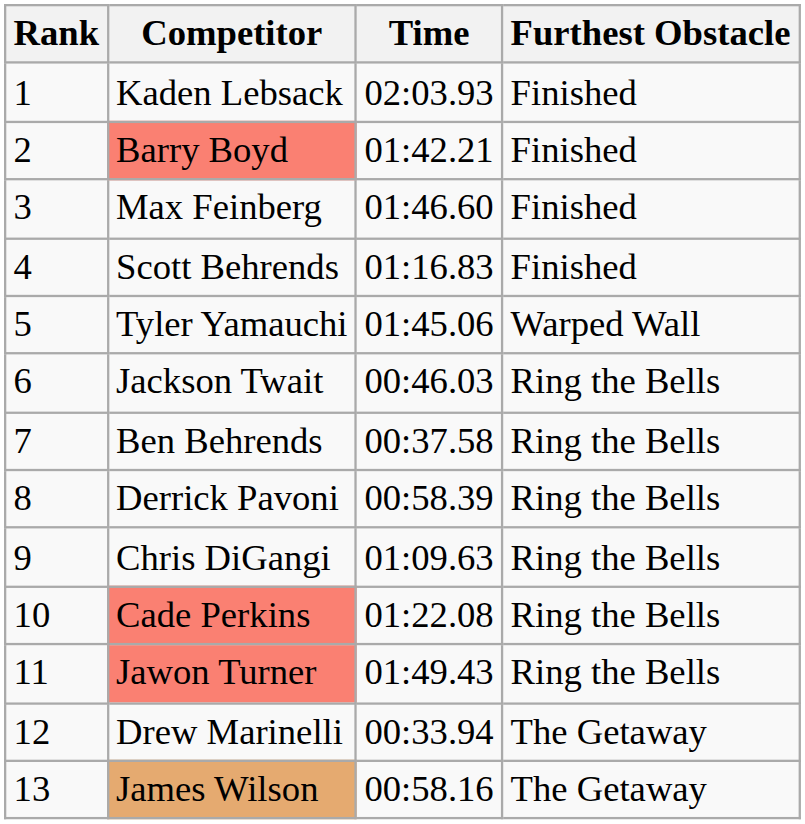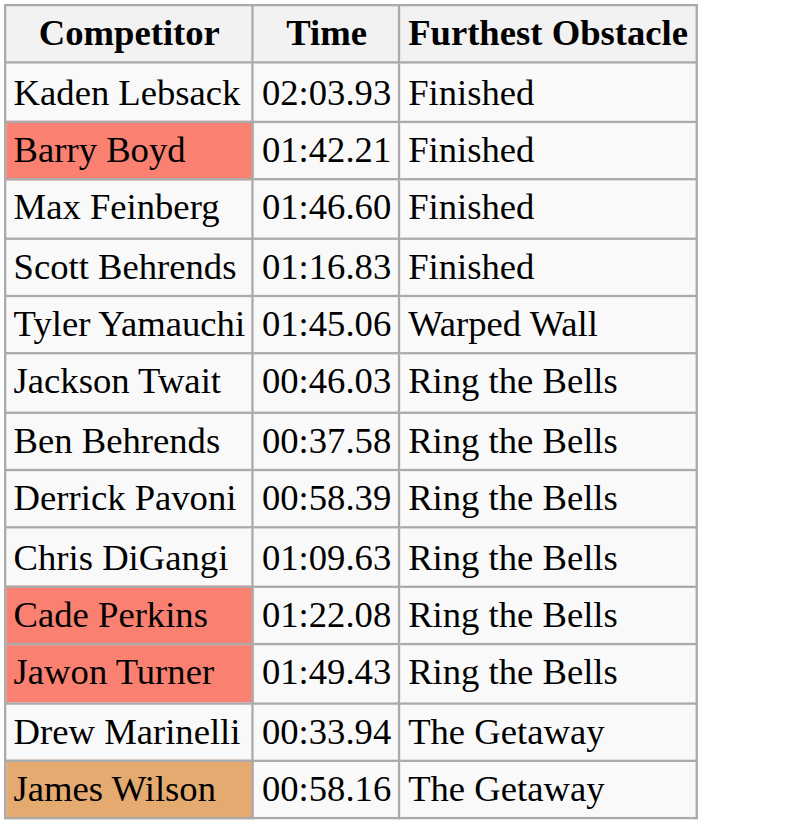- column: (56, 33)
